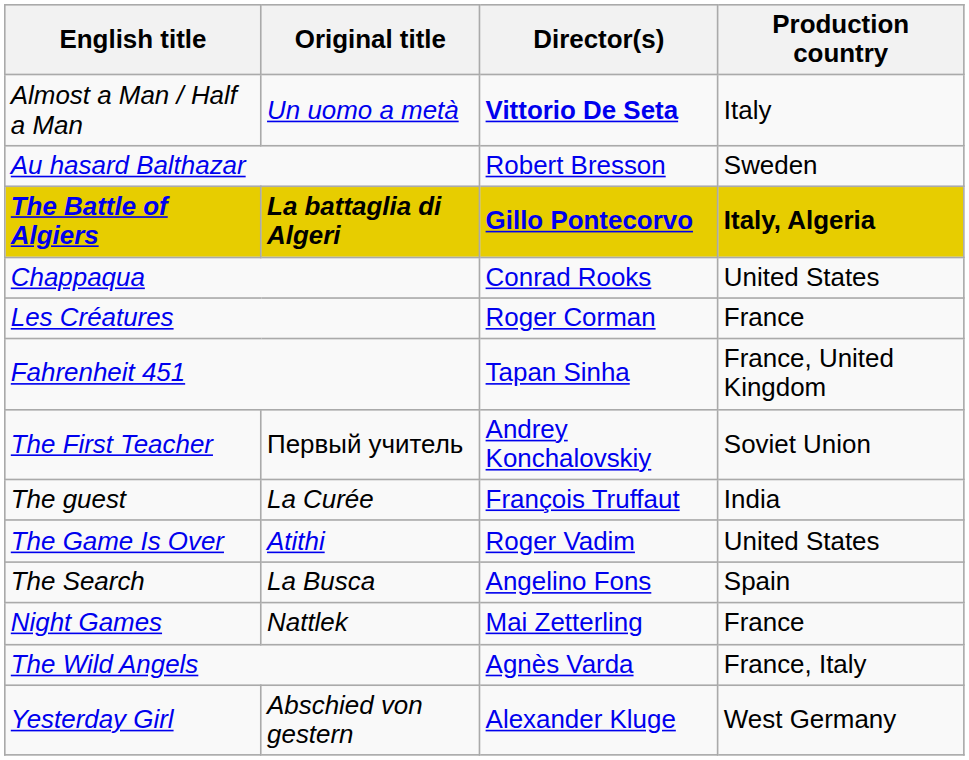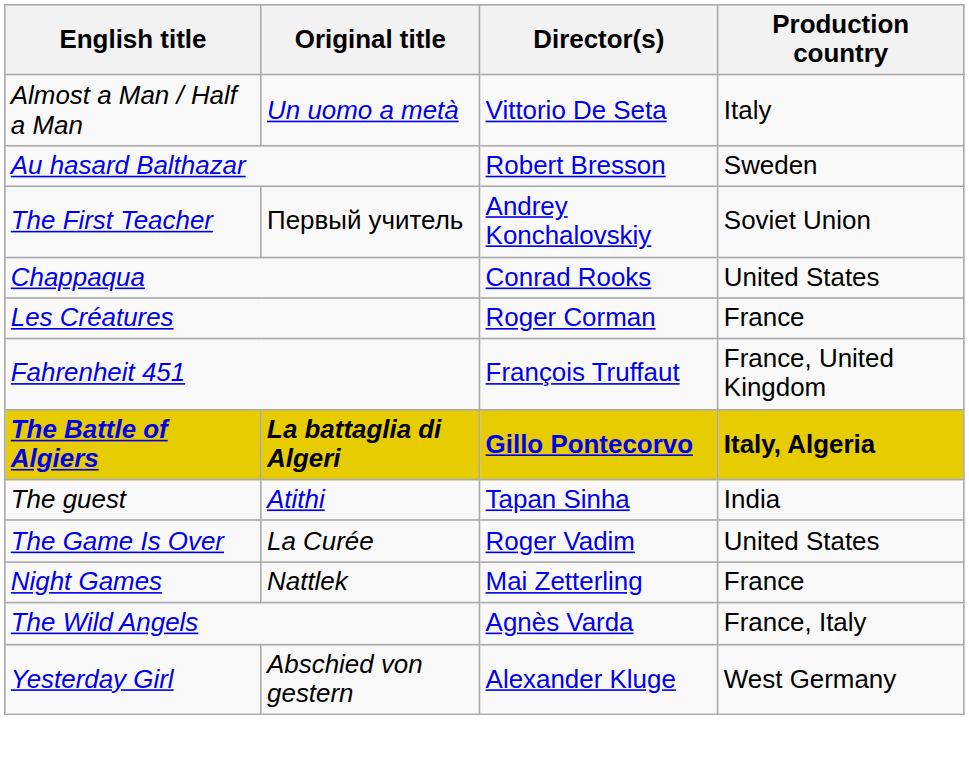(582, 109) bold -> (576, 109) normal
rows swapped: (89, 221) <-> (112, 444)
(558, 373) Tapan Sinha -> (583, 373) François Truffaut
(320, 499) La Curée -> (296, 499) Atithi
(583, 499) François Truffaut -> (558, 499) Tapan Sinha
(296, 540) Atithi -> (320, 540) La Curée
- row: (78, 581)
